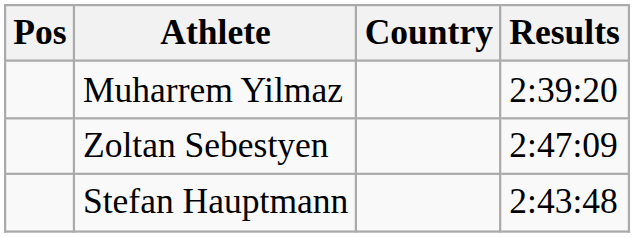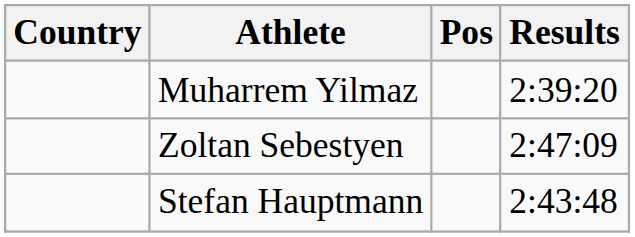columns swapped: (40, 32) <-> (429, 32)
